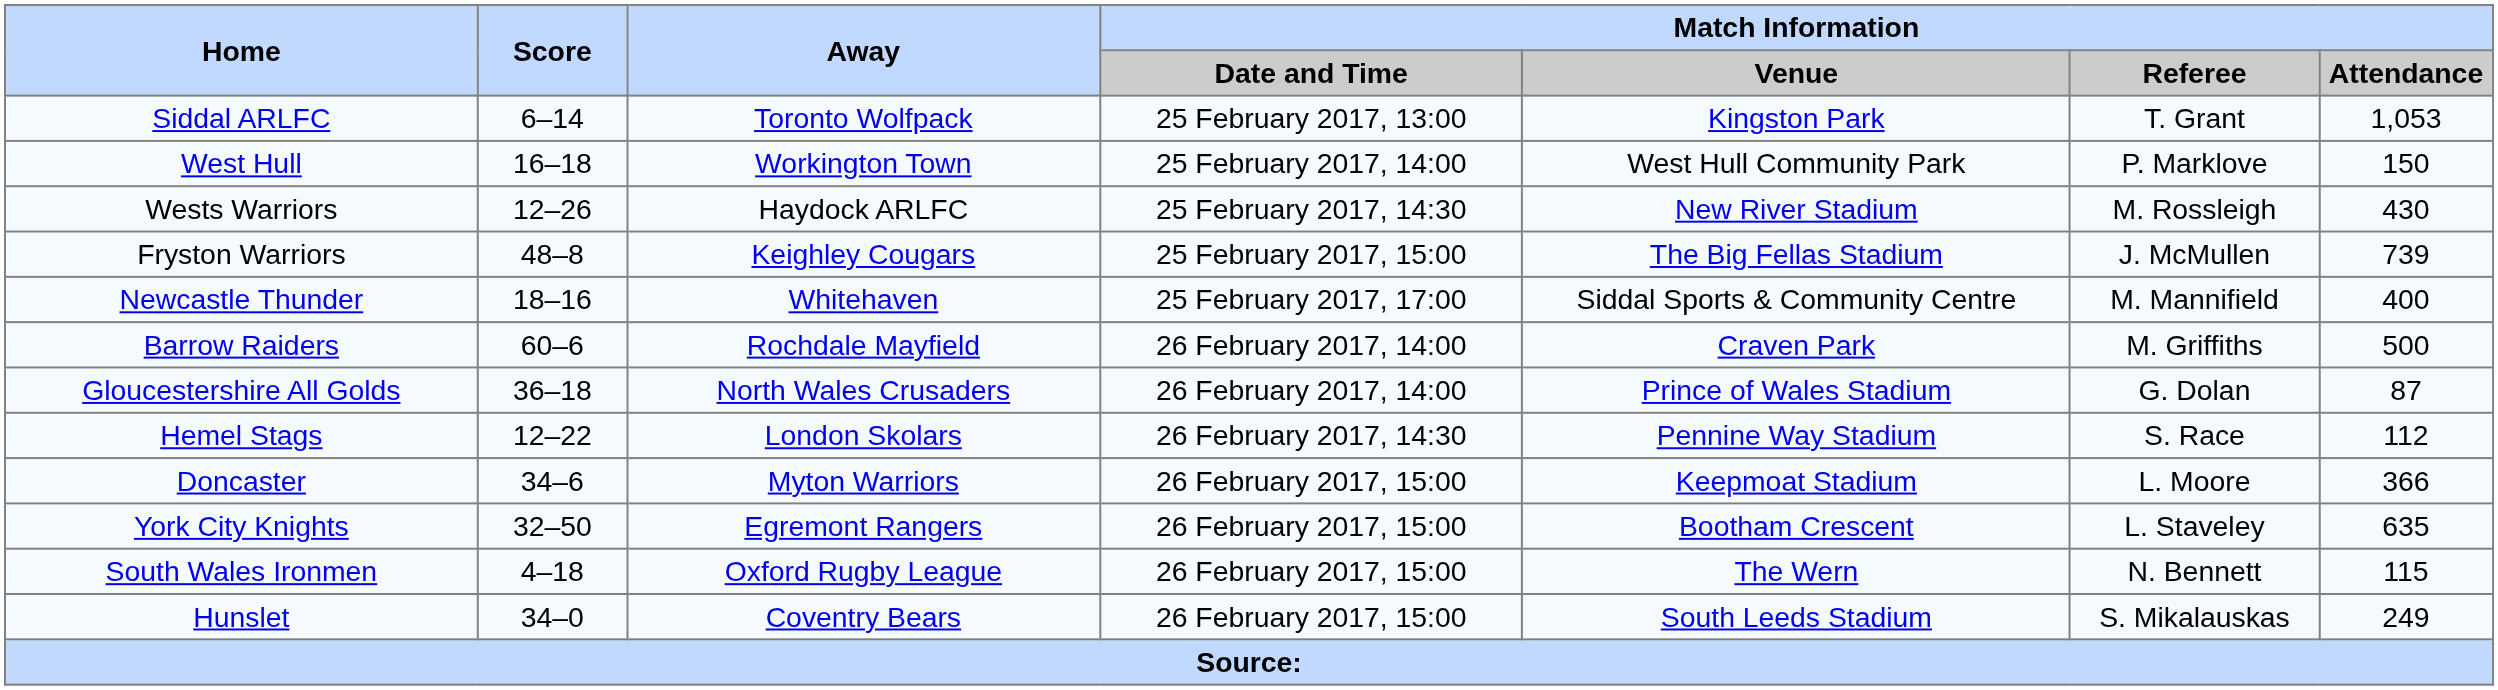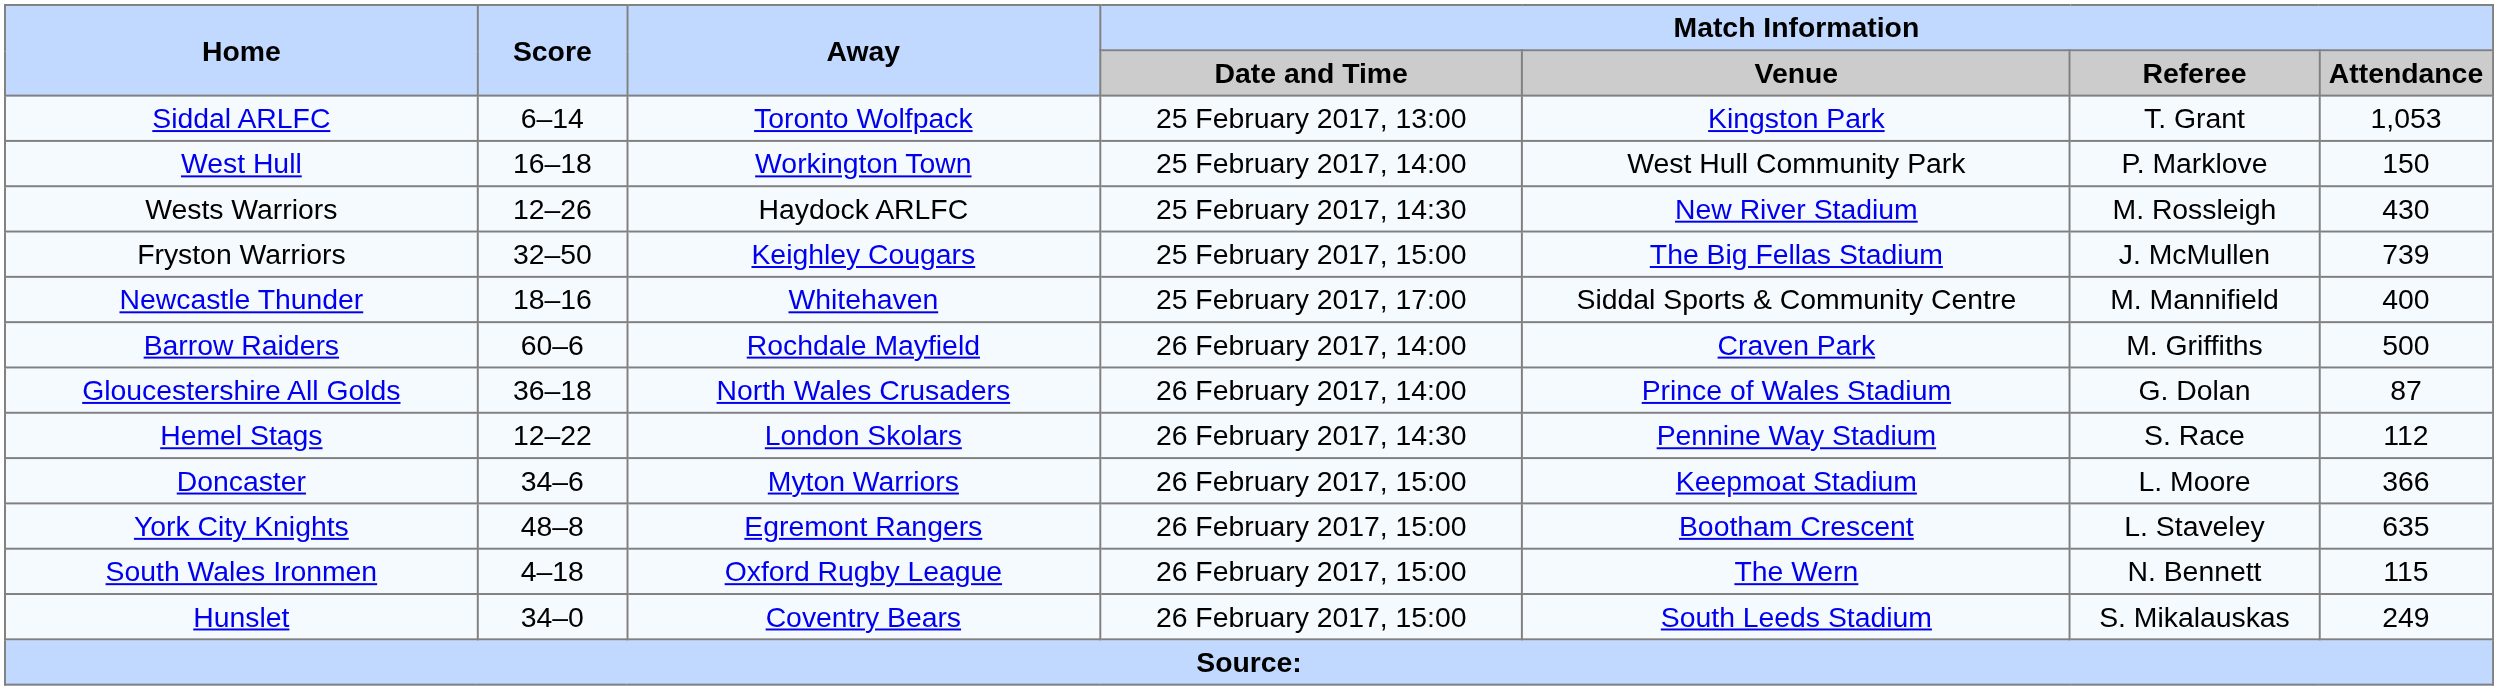(552, 254) 48–8 -> (552, 254) 32–50
(552, 526) 32–50 -> (552, 526) 48–8
